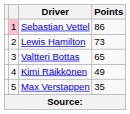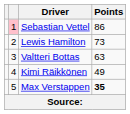(99, 56) 65 -> (99, 56) 63
(99, 86) normal -> (99, 86) bold
